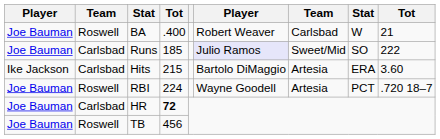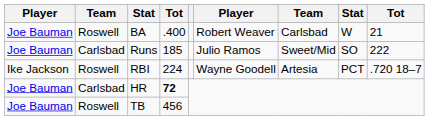(228, 50) lavender background -> (228, 50) no background
- row: (140, 69)
(40, 87) Joe Bauman -> (38, 69) Ike Jackson
